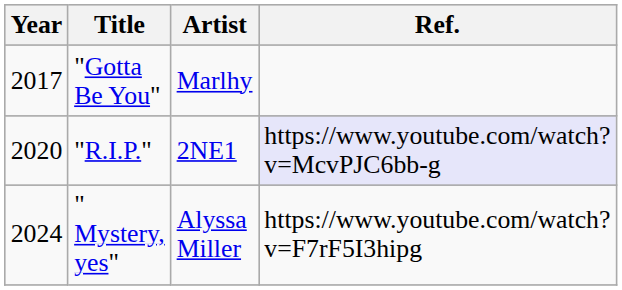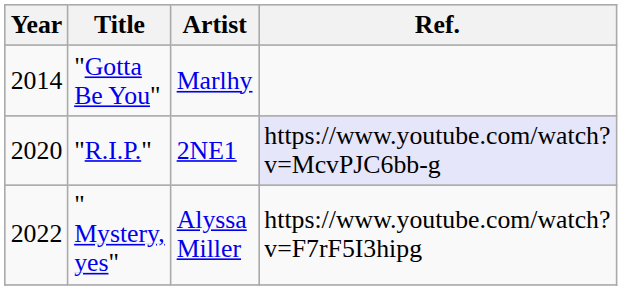(37, 80) 2017 -> (37, 80) 2014
(37, 234) 2024 -> (37, 234) 2022
